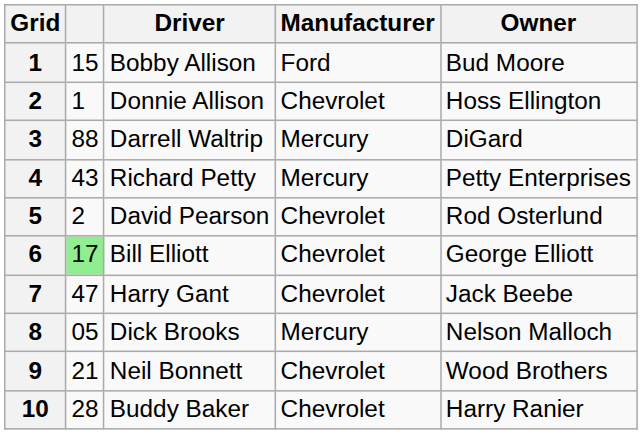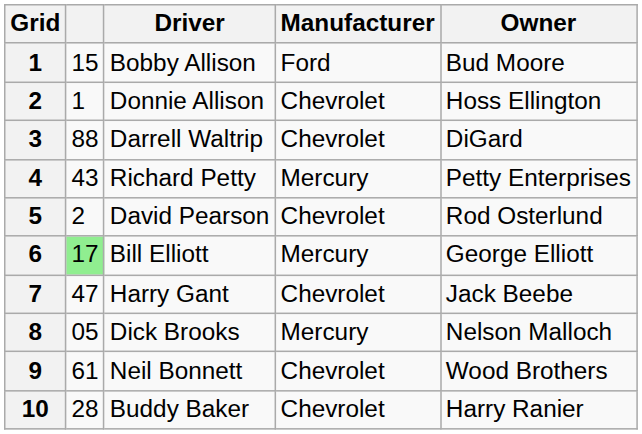(324, 139) Mercury -> (333, 139) Chevrolet
(333, 255) Chevrolet -> (324, 255) Mercury
(85, 370) 21 -> (85, 370) 61
